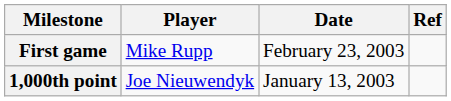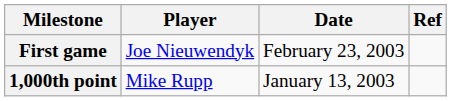(169, 50) Mike Rupp -> (190, 50) Joe Nieuwendyk
(190, 80) Joe Nieuwendyk -> (169, 80) Mike Rupp
